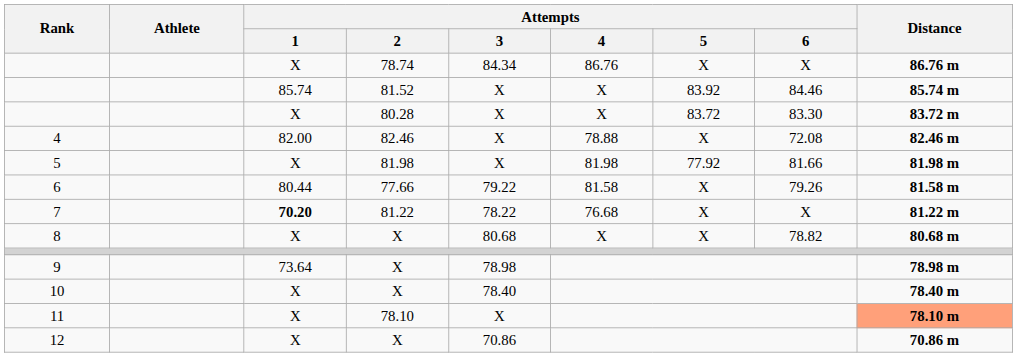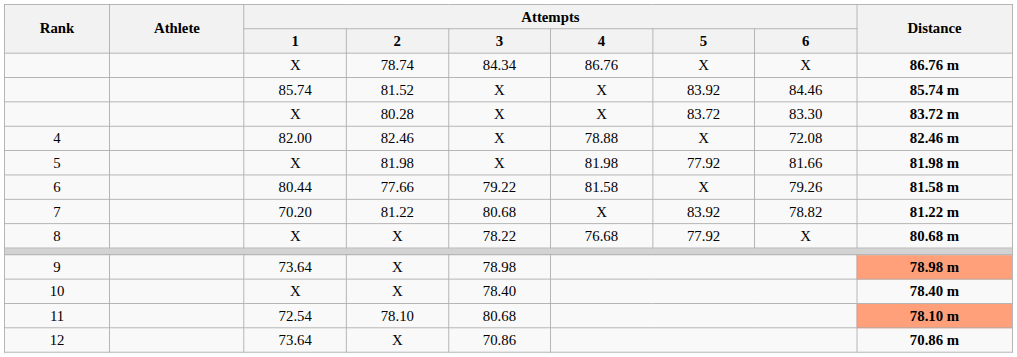(295, 211) bold -> (295, 211) normal
(499, 211) 78.22 -> (499, 211) 80.68
(601, 211) 76.68 -> (601, 211) X
(704, 211) X -> (704, 211) 83.92
(806, 211) X -> (806, 211) 78.82
(499, 235) 80.68 -> (499, 235) 78.22
(601, 235) X -> (601, 235) 76.68
(704, 235) X -> (704, 235) 77.92
(806, 235) 78.82 -> (806, 235) X
(934, 266) no background -> (934, 266) lightsalmon background
(295, 315) X -> (295, 315) 72.54
(499, 315) X -> (499, 315) 80.68
(295, 340) X -> (295, 340) 73.64
